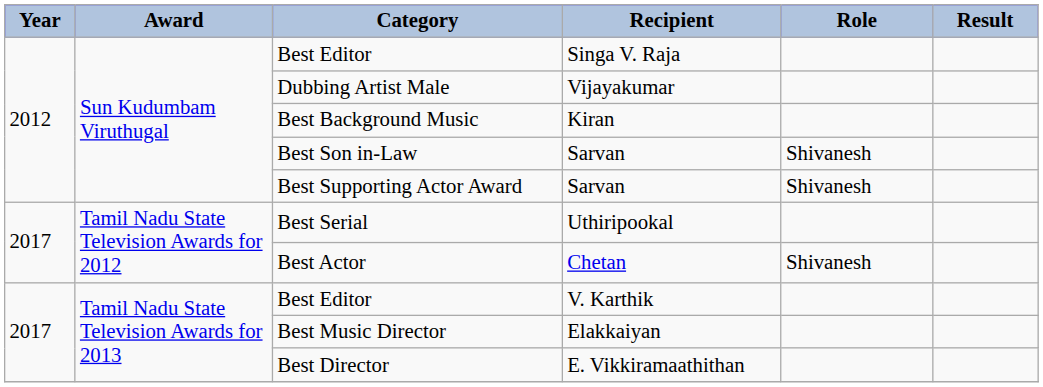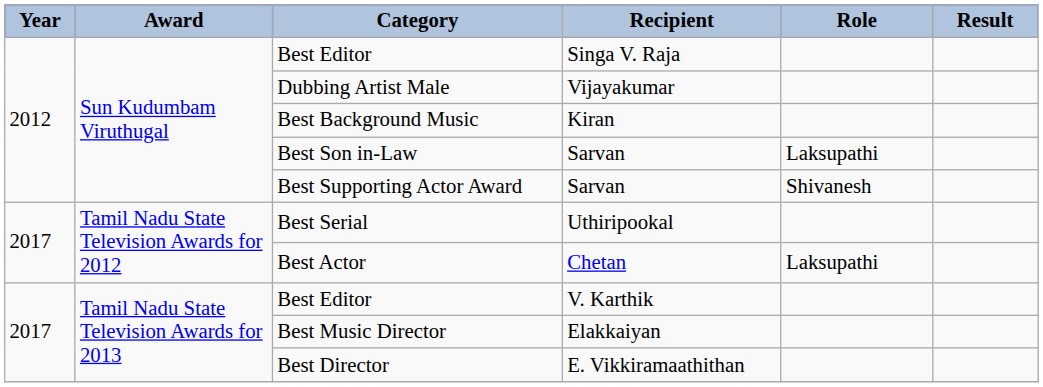(829, 152) Shivanesh -> (832, 152) Laksupathi
(829, 262) Shivanesh -> (832, 262) Laksupathi
